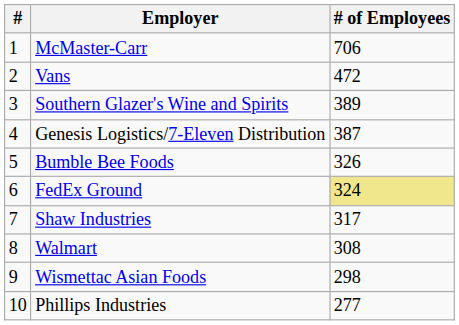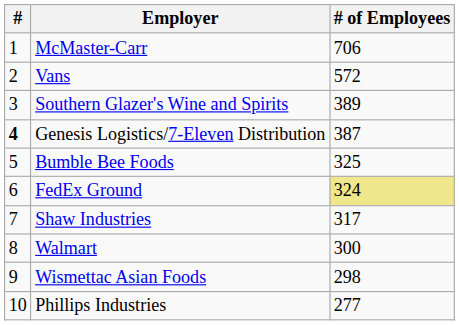(347, 76) 472 -> (347, 76) 572
(13, 133) normal -> (13, 133) bold
(347, 162) 326 -> (347, 162) 325
(347, 248) 308 -> (347, 248) 300
